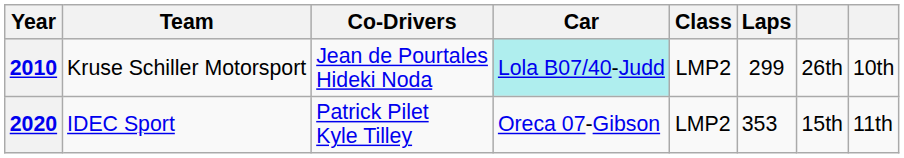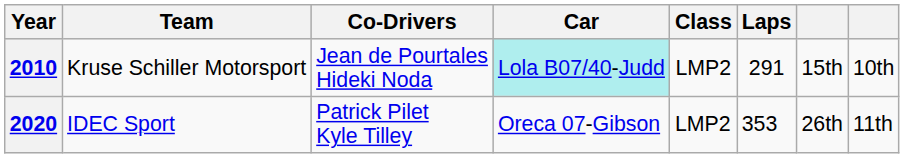(767, 67) 299 -> (767, 67) 291
(822, 67) 26th -> (822, 67) 15th
(822, 125) 15th -> (822, 125) 26th
